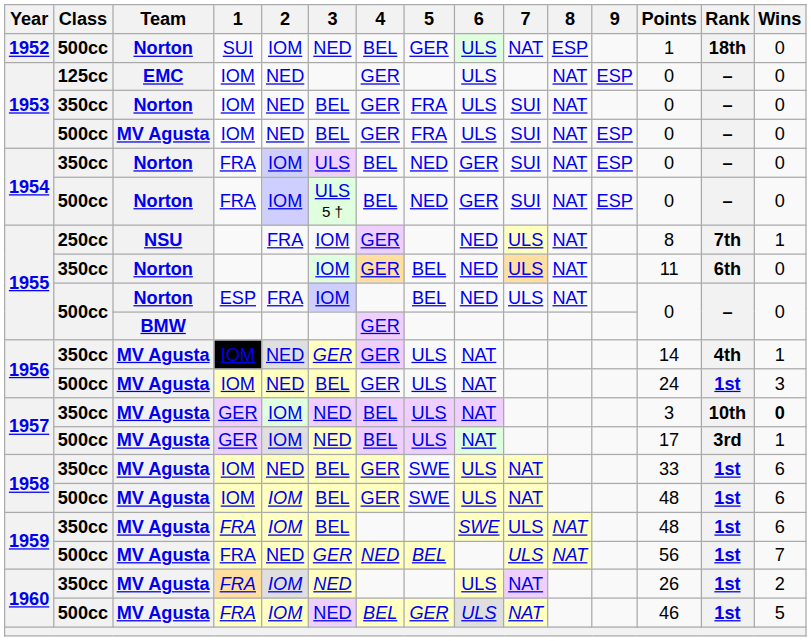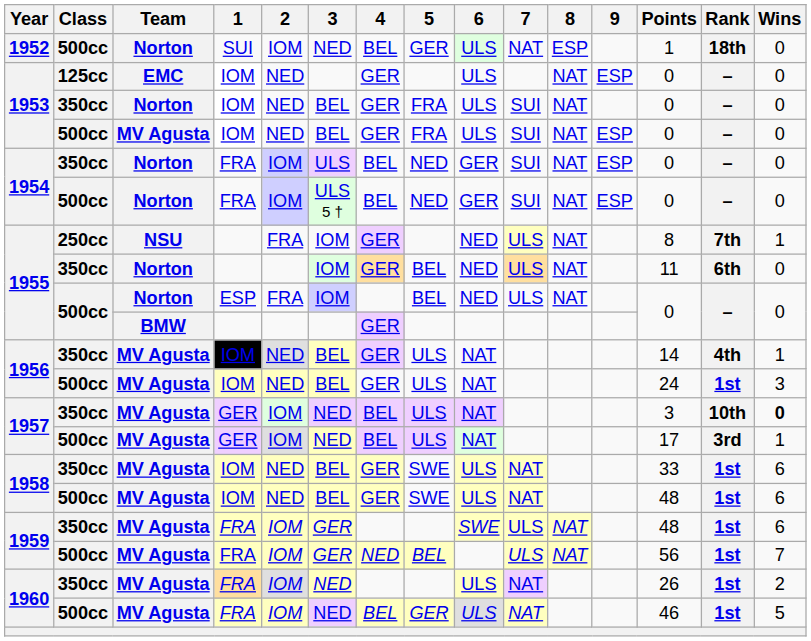(332, 355) GER -> (332, 355) BEL
(285, 498) IOM -> (285, 498) NED
(332, 527) BEL -> (332, 527) GER
(285, 555) NED -> (285, 555) IOM
